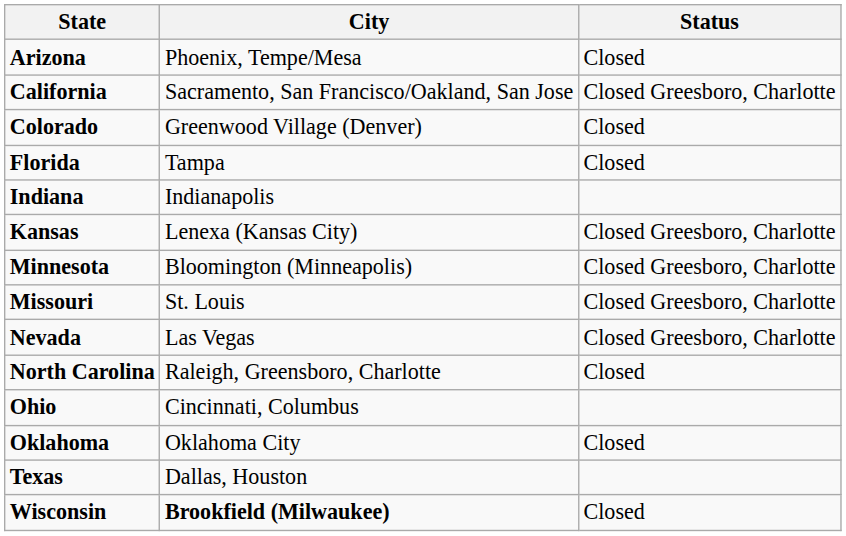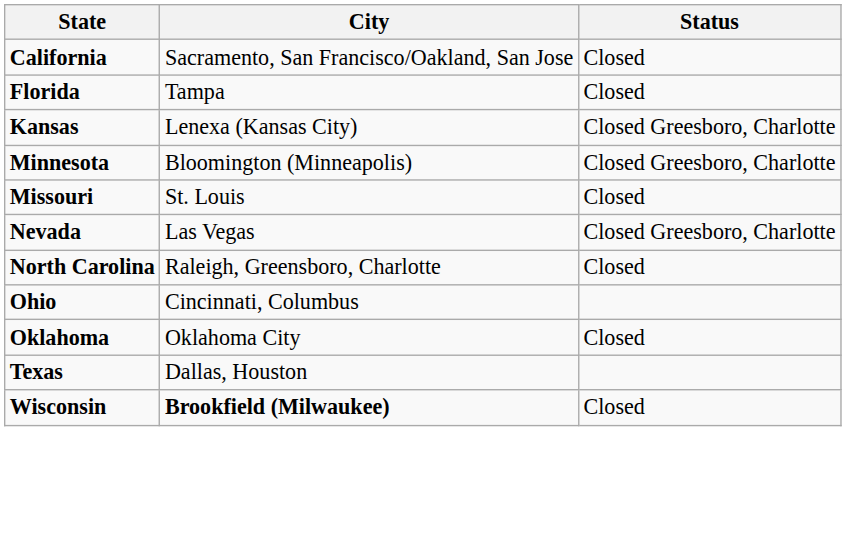- row: (48, 57)
(710, 92) Closed Greesboro, Charlotte -> (614, 57) Closed
- row: (54, 127)
- row: (47, 197)
(710, 302) Closed Greesboro, Charlotte -> (614, 197) Closed
